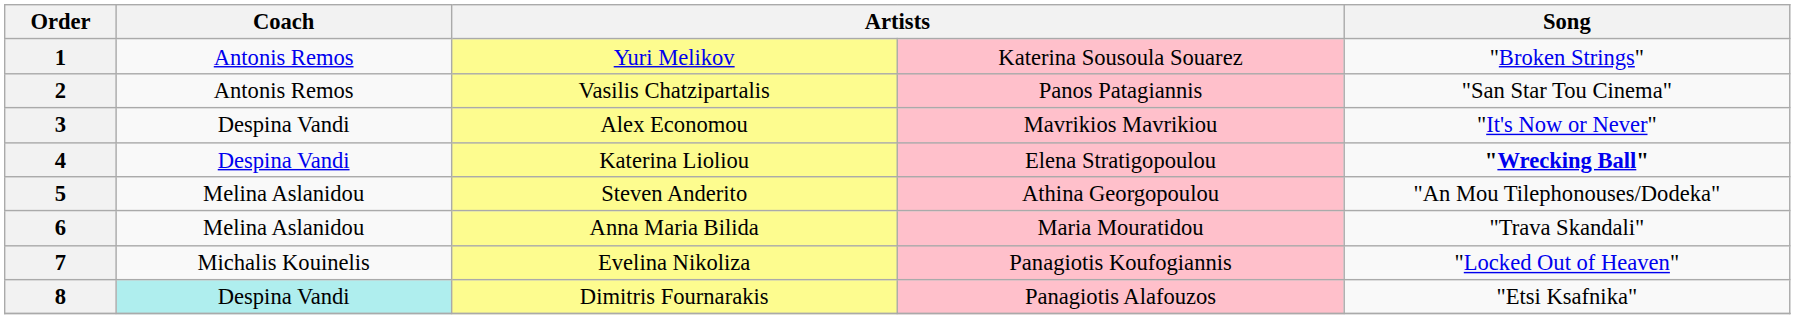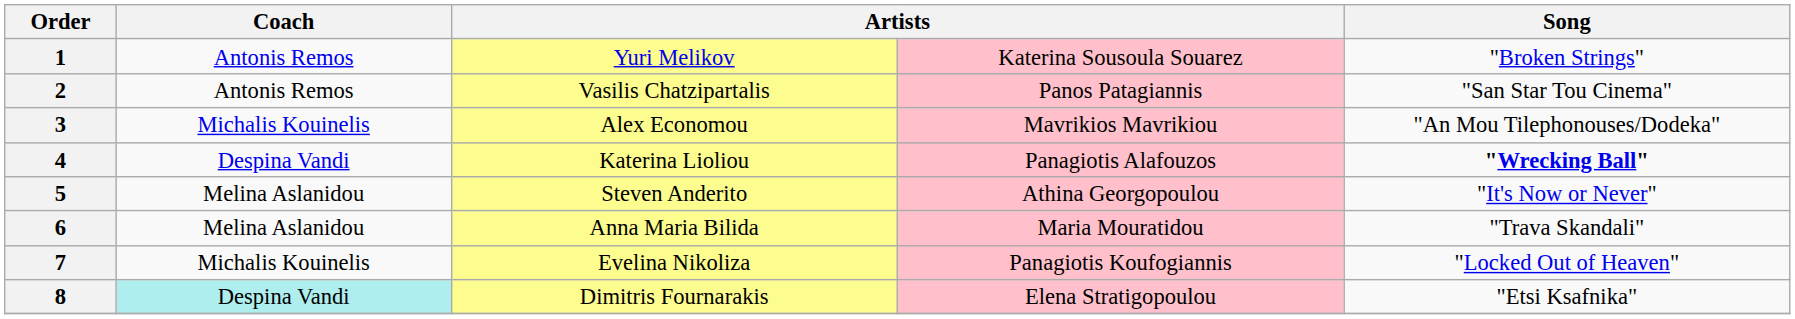(284, 125) Despina Vandi -> (284, 125) Michalis Kouinelis
(1567, 125) "It's Now or Never" -> (1567, 125) "An Mou Tilephonouses/Dodeka"
(1120, 159) Elena Stratigopoulou -> (1121, 159) Panagiotis Alafouzos
(1567, 194) "An Mou Tilephonouses/Dodeka" -> (1567, 194) "It's Now or Never"
(1121, 297) Panagiotis Alafouzos -> (1120, 297) Elena Stratigopoulou
